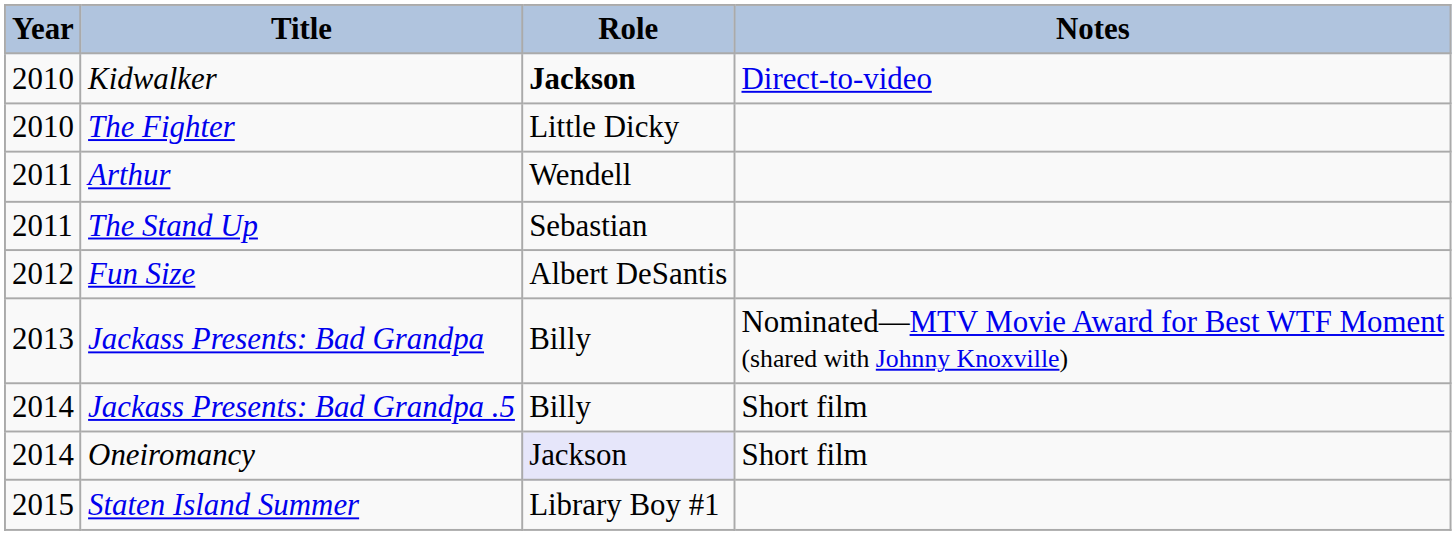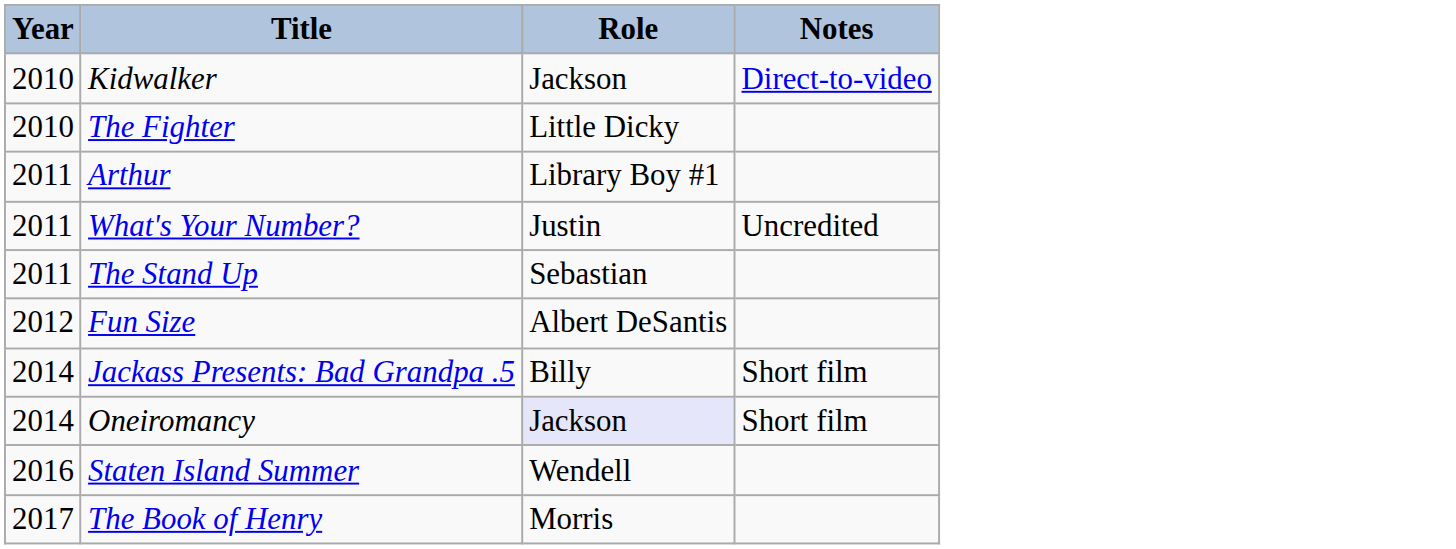(582, 77) bold -> (578, 77) normal
(580, 175) Wendell -> (624, 175) Library Boy #1
+ row: (224, 224)
- row: (286, 340)
(43, 504) 2015 -> (43, 469) 2016
(624, 504) Library Boy #1 -> (580, 469) Wendell
+ row: (205, 518)
